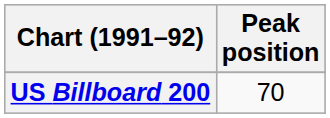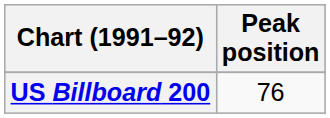(271, 92) 70 -> (271, 92) 76
